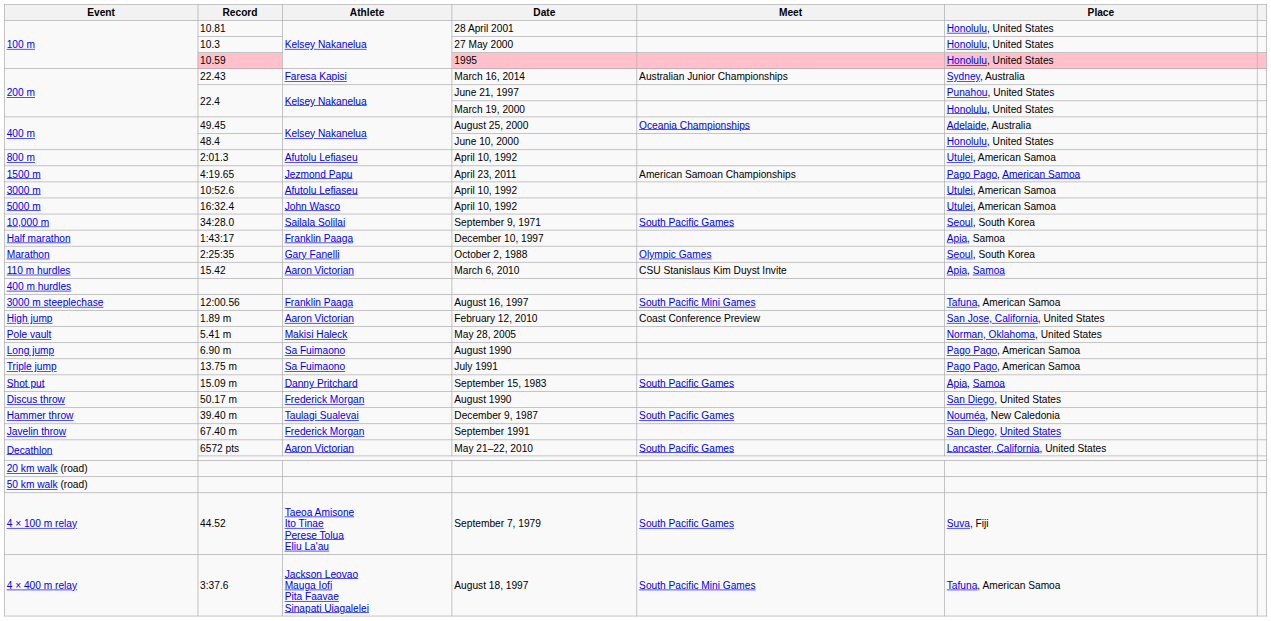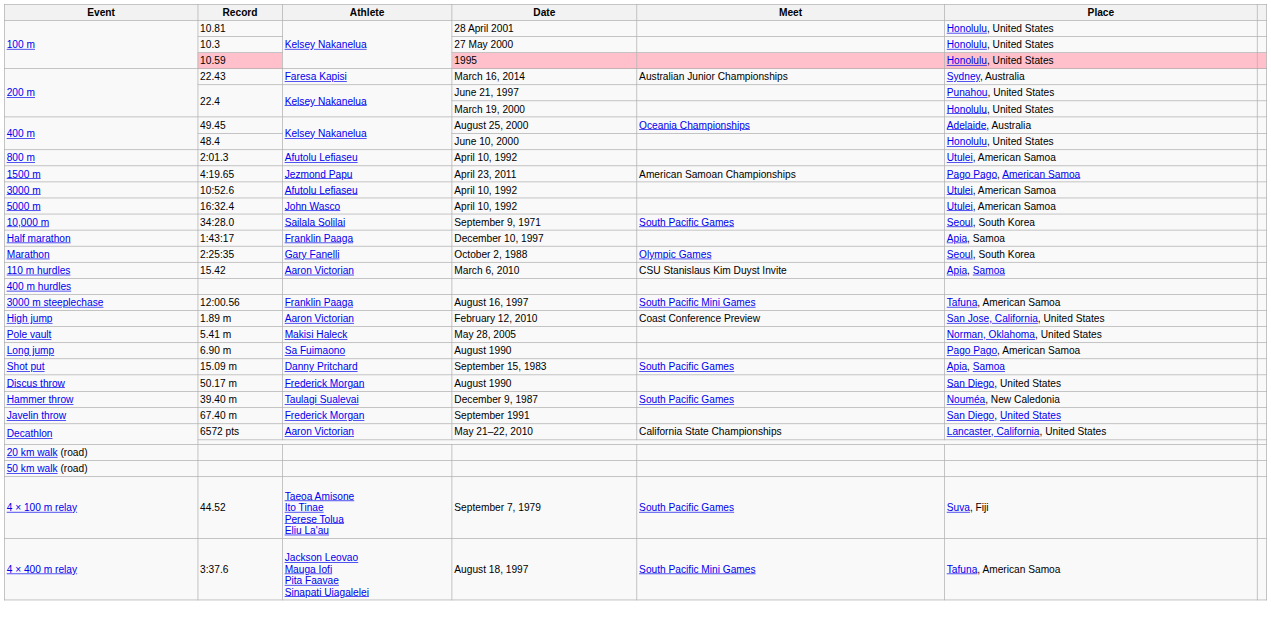- row: (32, 367)
(687, 448) South Pacific Games -> (710, 432) California State Championships
